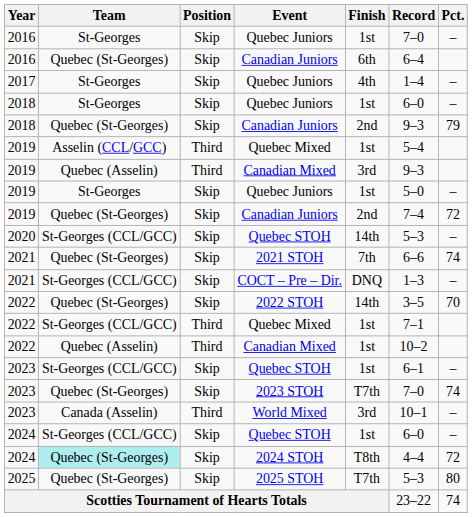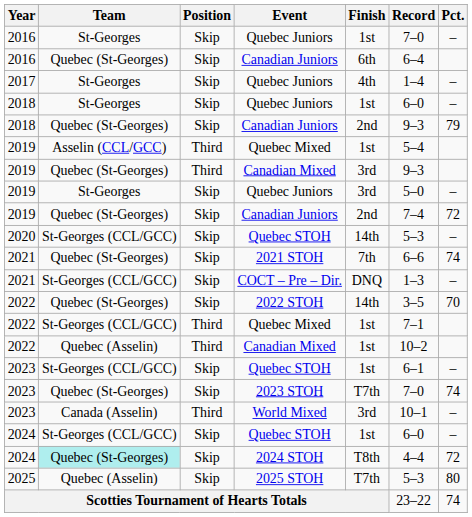(109, 170) Quebec (Asselin) -> (109, 170) Quebec (St-Georges)
(367, 192) 1st -> (367, 192) 3rd
(109, 479) Quebec (St-Georges) -> (109, 479) Quebec (Asselin)
